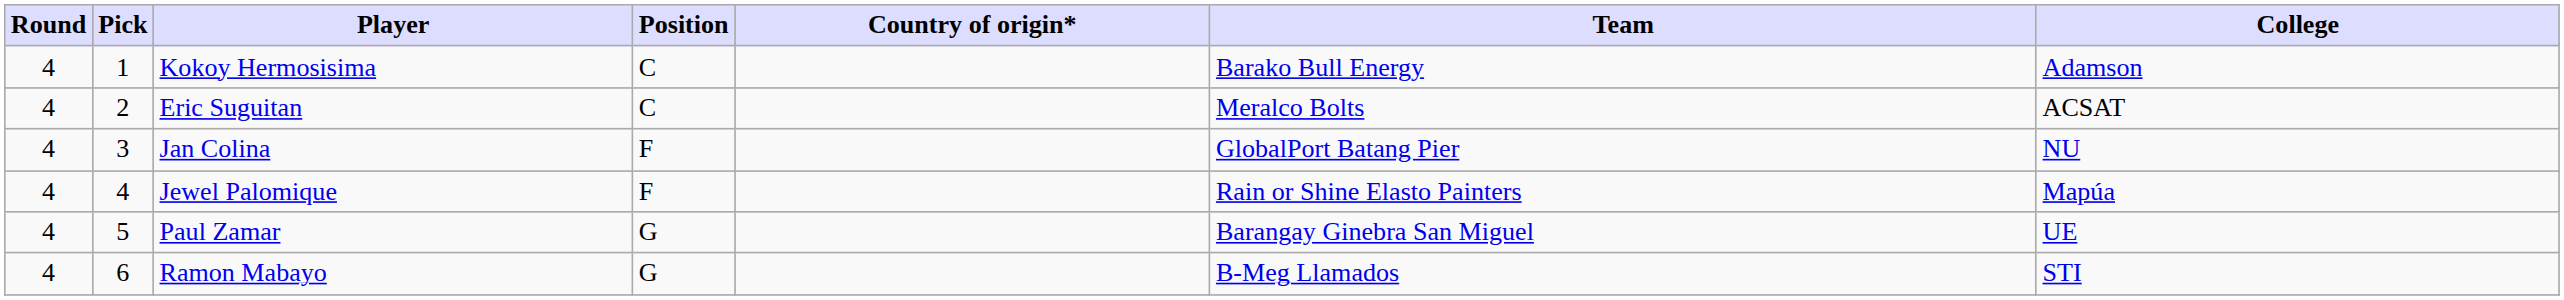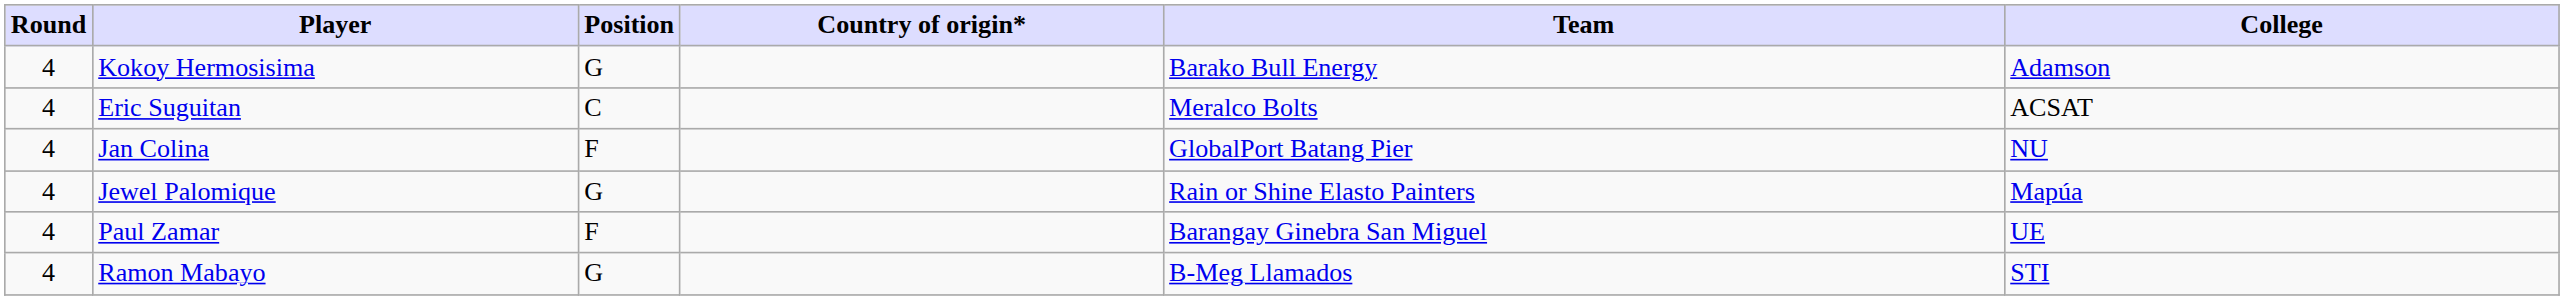- column: (123, 25)
(647, 66) C -> (594, 66) G
(646, 190) F -> (594, 190) G
(648, 231) G -> (592, 231) F
